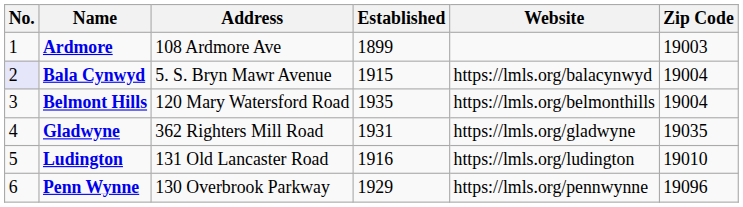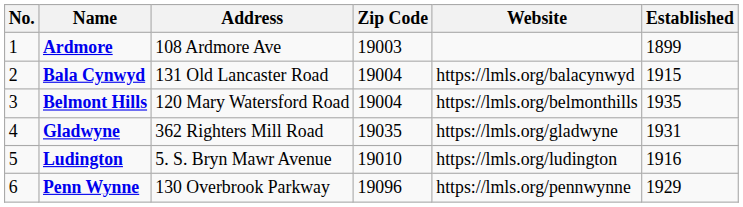columns swapped: (698, 18) <-> (401, 18)
(13, 74) lavender background -> (13, 74) no background
(243, 74) 5. S. Bryn Mawr Avenue -> (242, 74) 131 Old Lancaster Road
(242, 159) 131 Old Lancaster Road -> (243, 159) 5. S. Bryn Mawr Avenue
